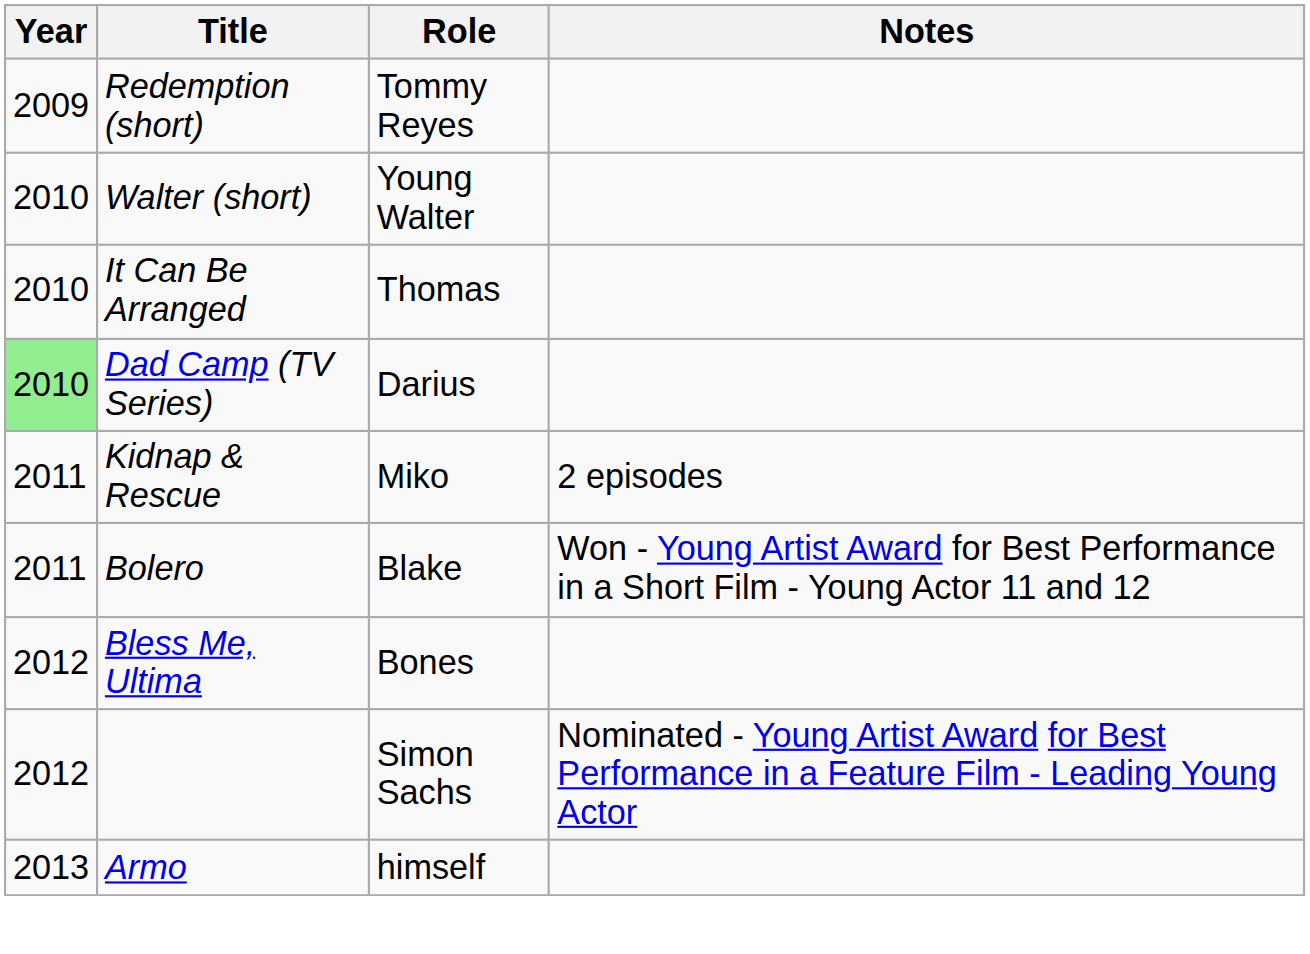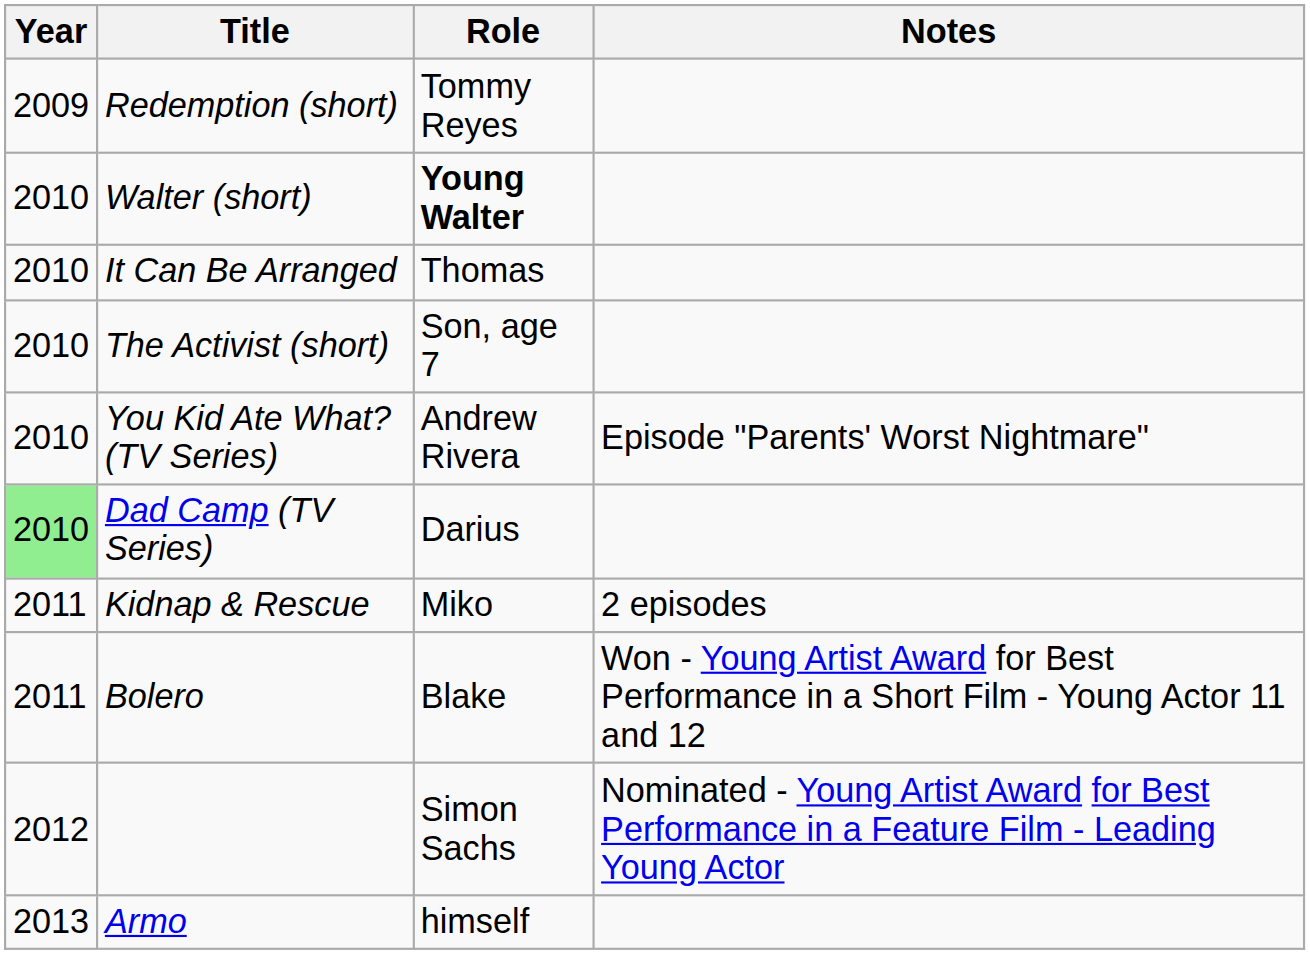(426, 198) normal -> (473, 198) bold
+ row: (247, 345)
+ row: (248, 437)
- row: (180, 662)
